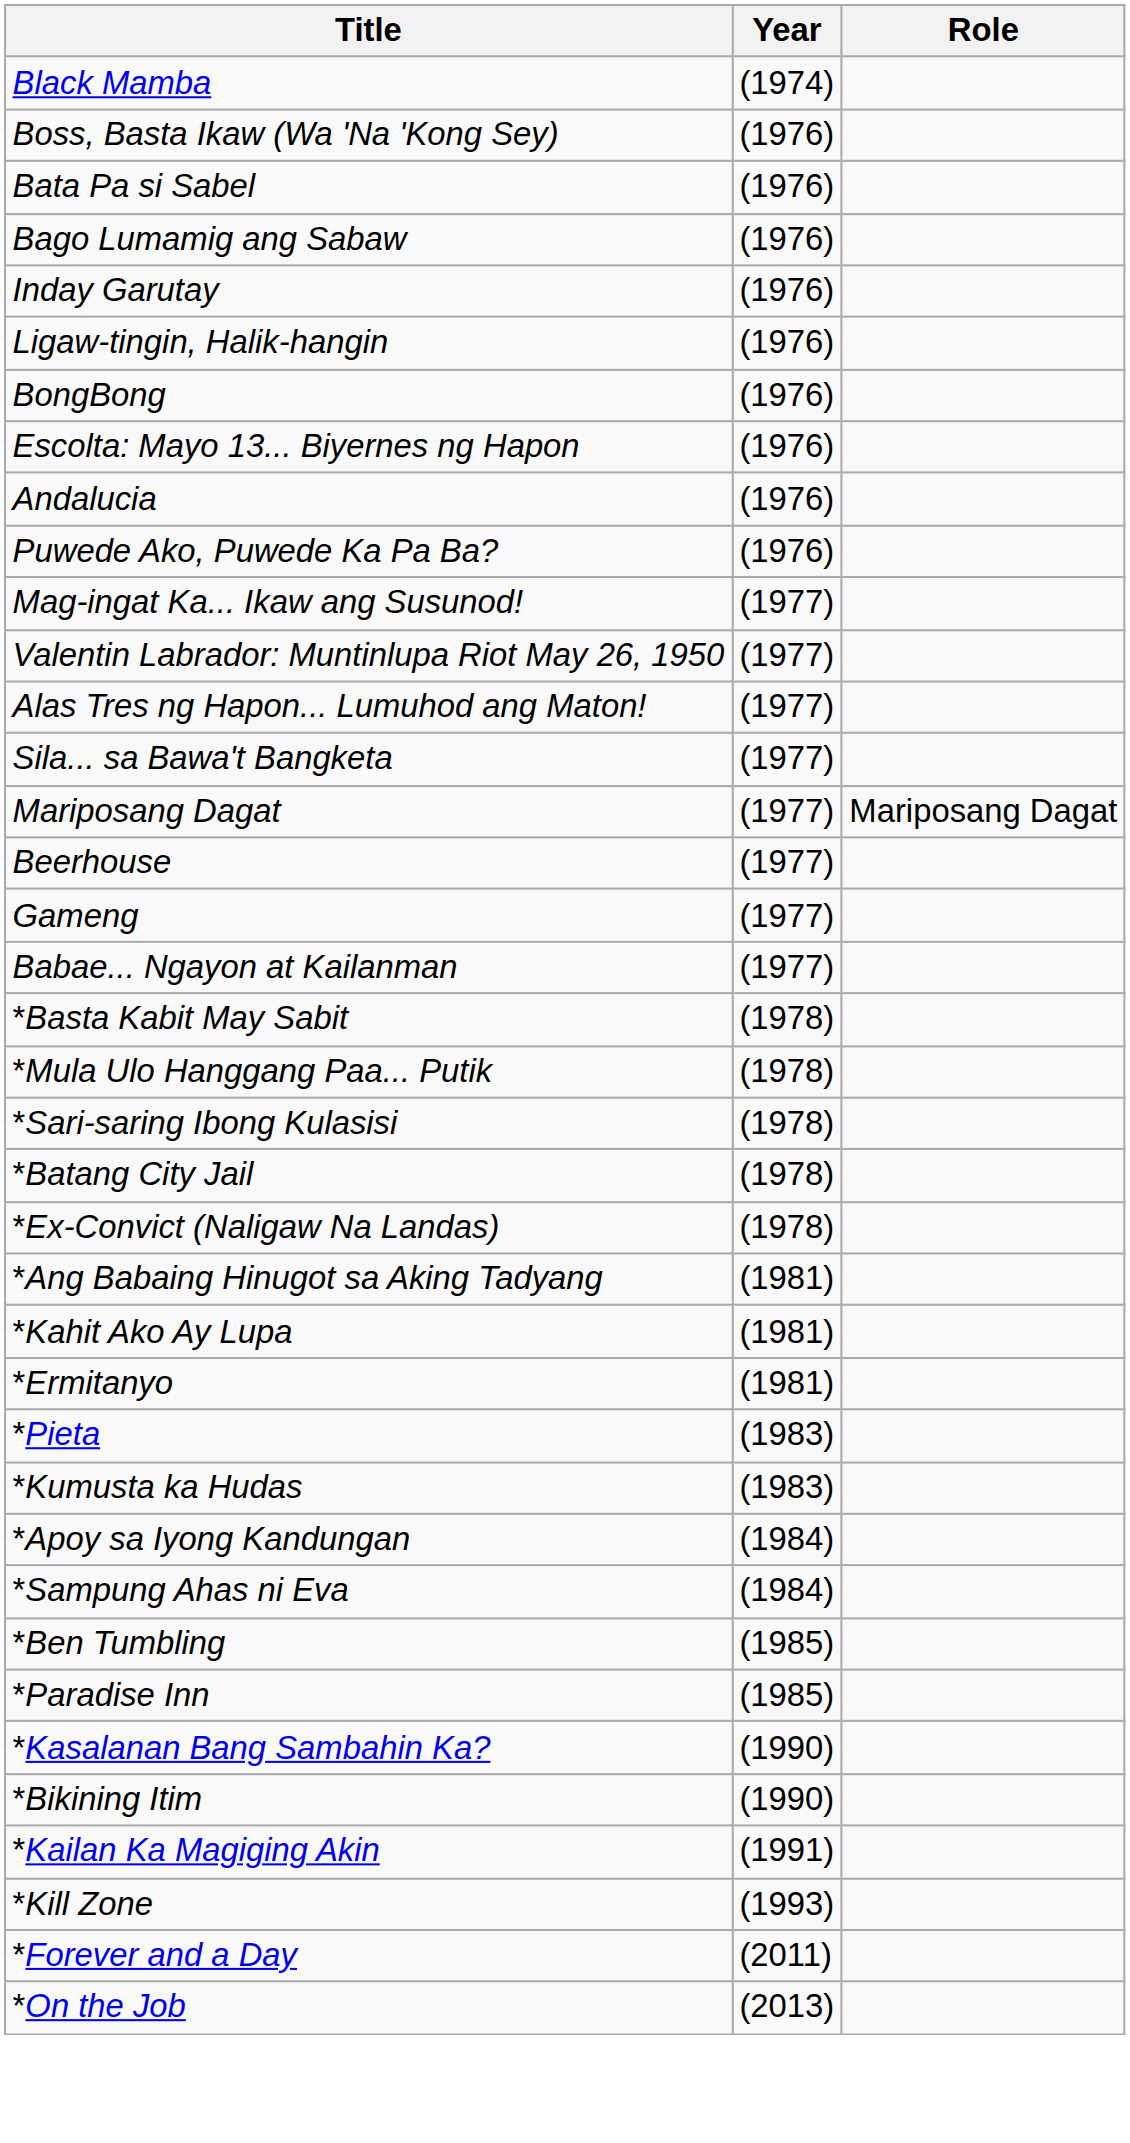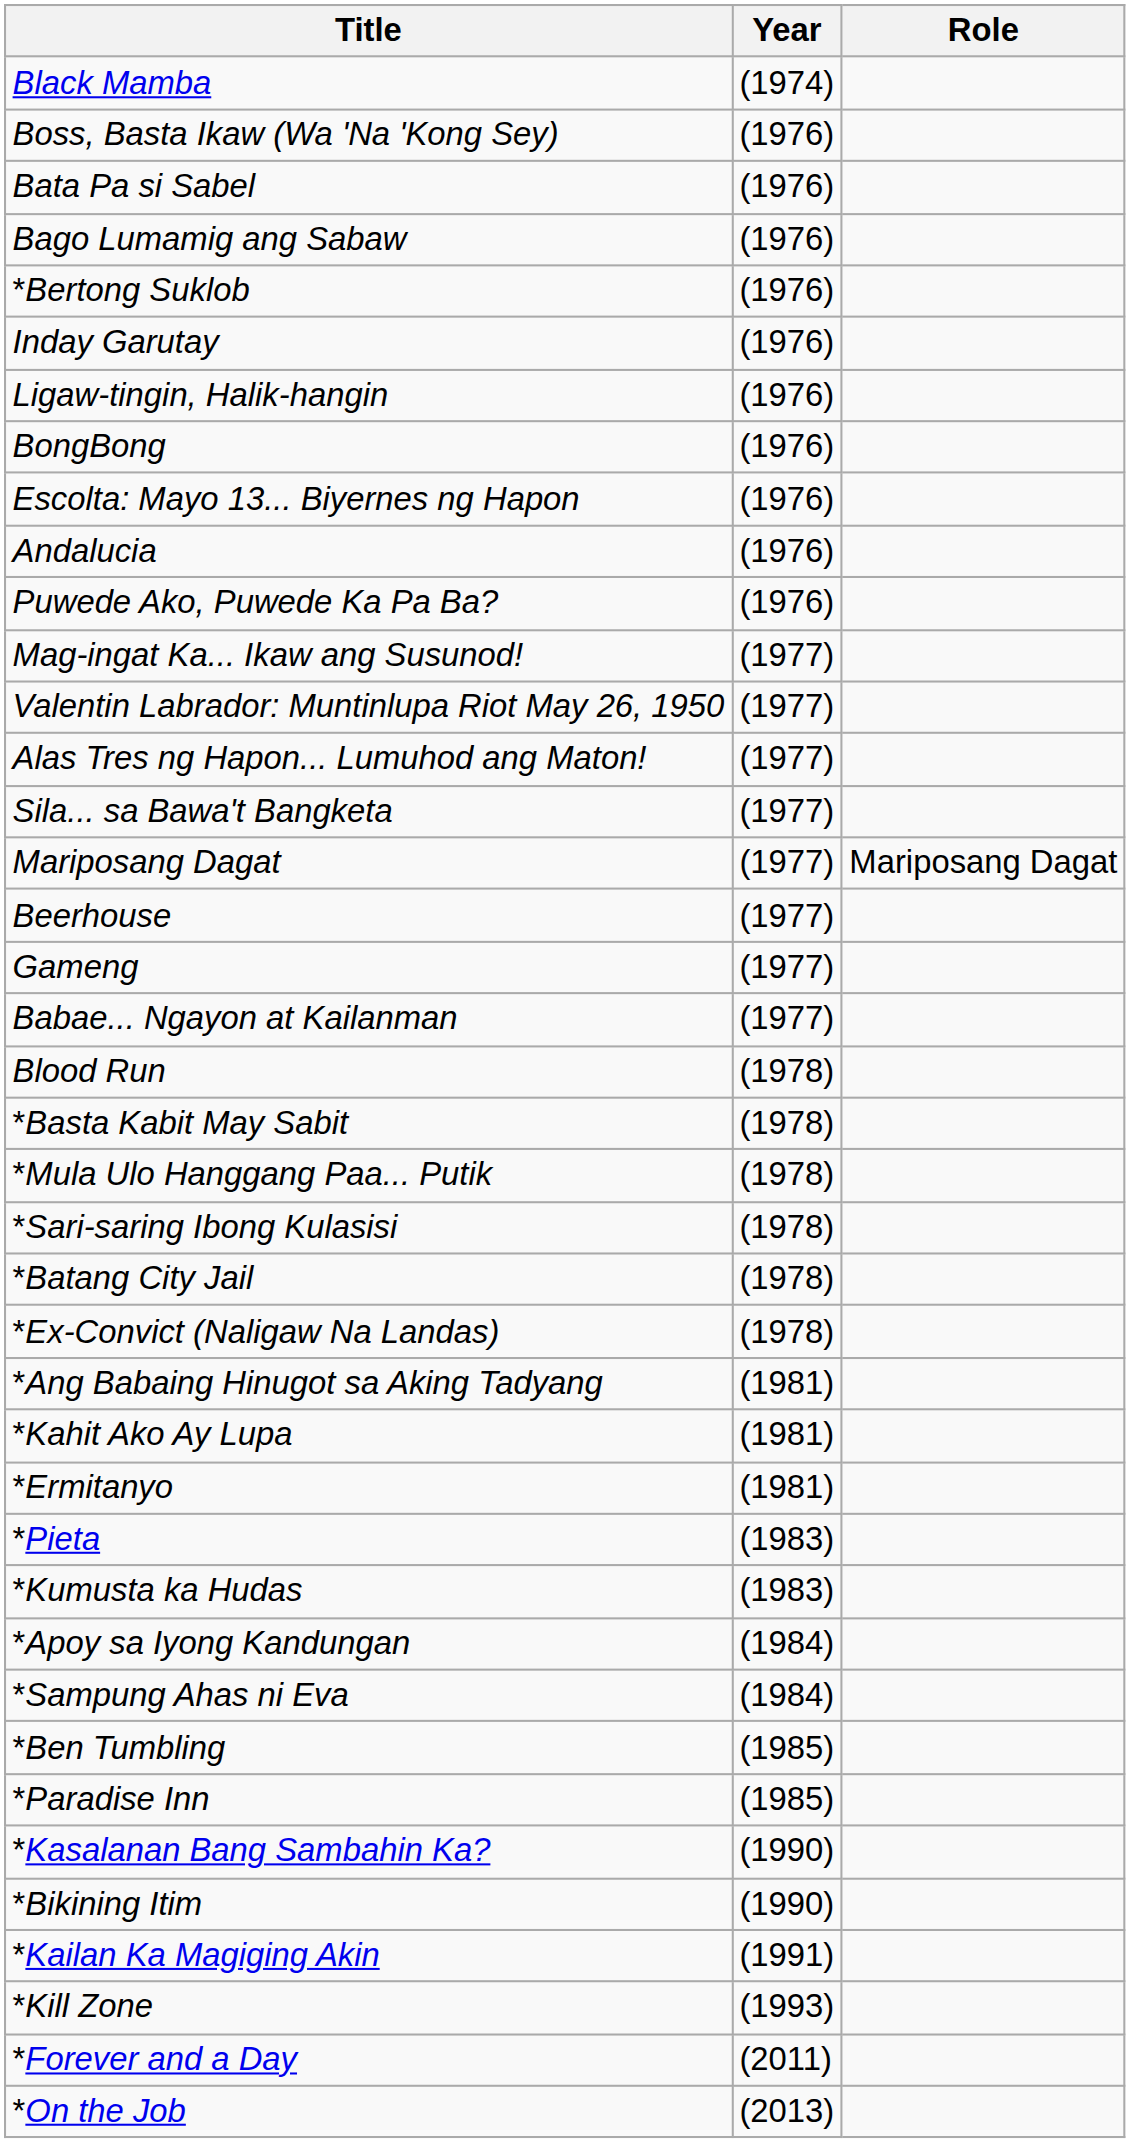+ row: (131, 290)
+ row: (89, 1070)
